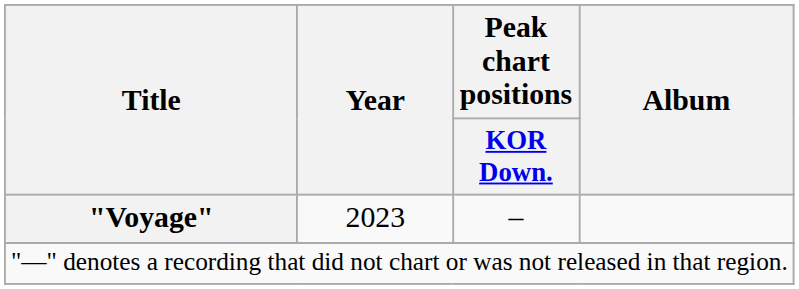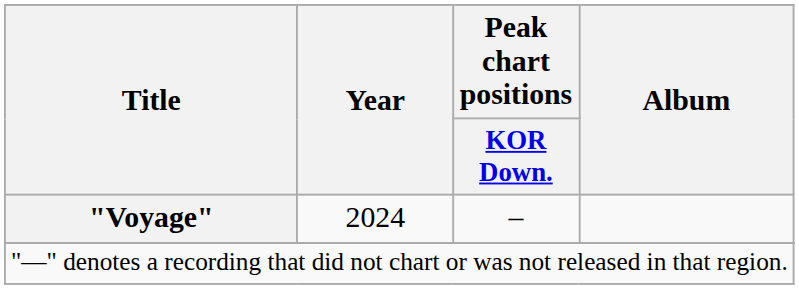(375, 218) 2023 -> (375, 218) 2024
